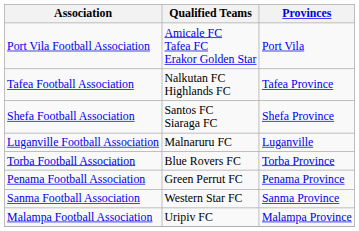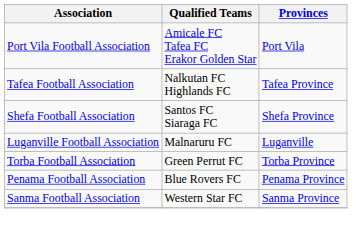(203, 161) Blue Rovers FC -> (204, 161) Green Perrut FC
(204, 179) Green Perrut FC -> (203, 179) Blue Rovers FC
- row: (80, 217)
